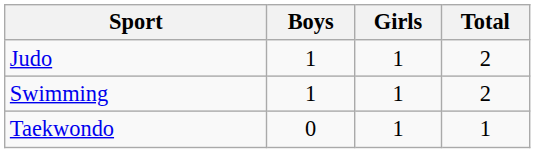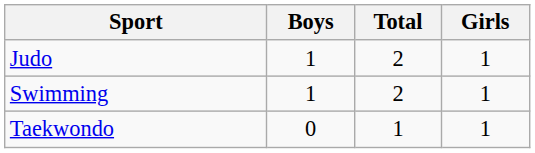columns swapped: (398, 22) <-> (485, 22)
